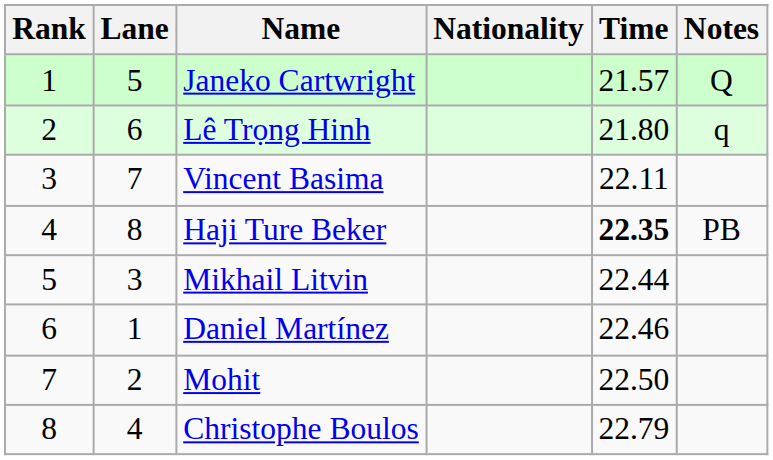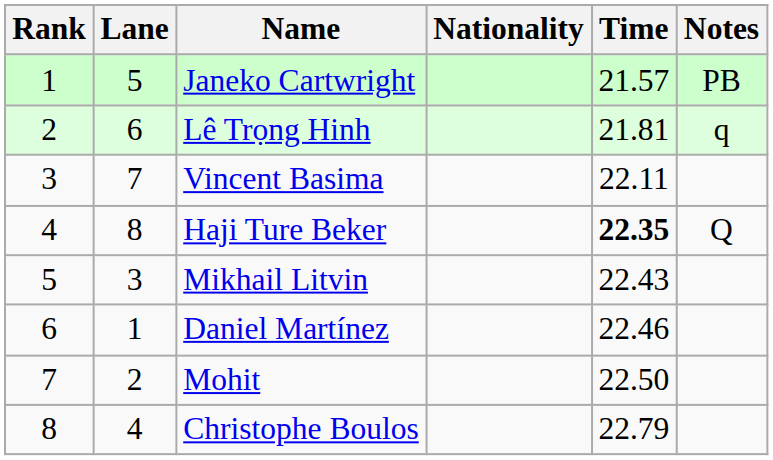(722, 79) Q -> (721, 79) PB
(634, 129) 21.80 -> (634, 129) 21.81
(721, 229) PB -> (722, 229) Q
(634, 279) 22.44 -> (634, 279) 22.43
